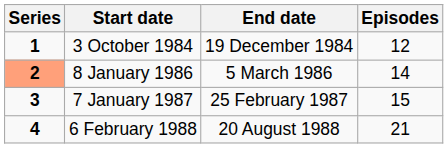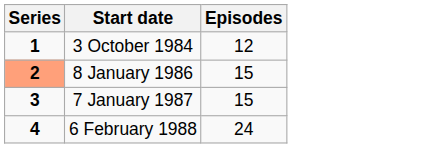- column: (279, 18)
(400, 73) 14 -> (244, 73) 15
(400, 128) 21 -> (244, 128) 24
